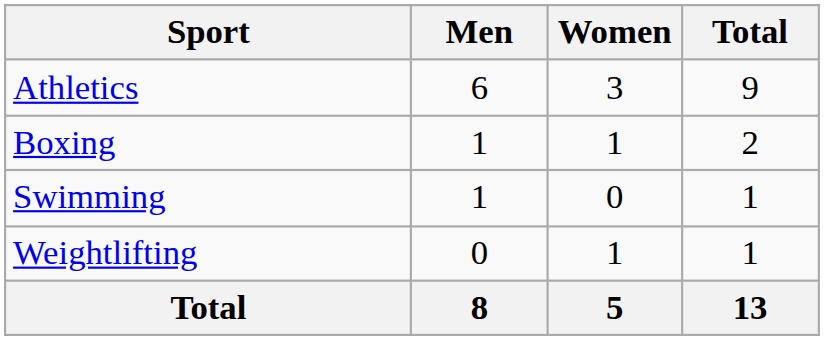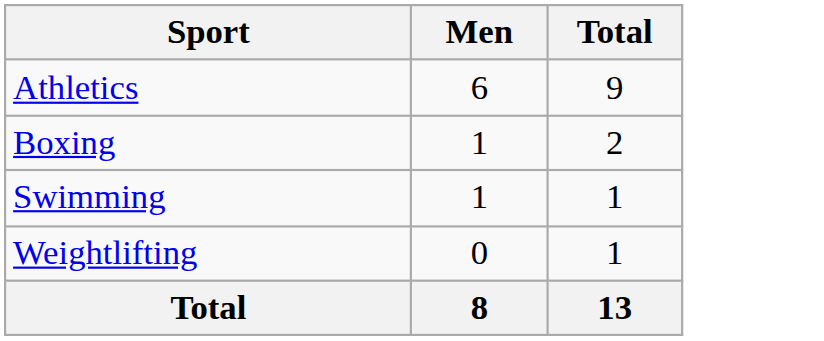- column: (615, 32)
